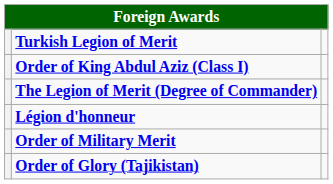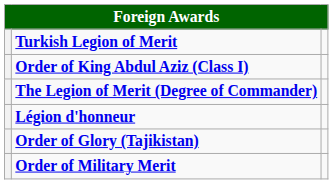rows swapped: (96, 141) <-> (107, 166)
